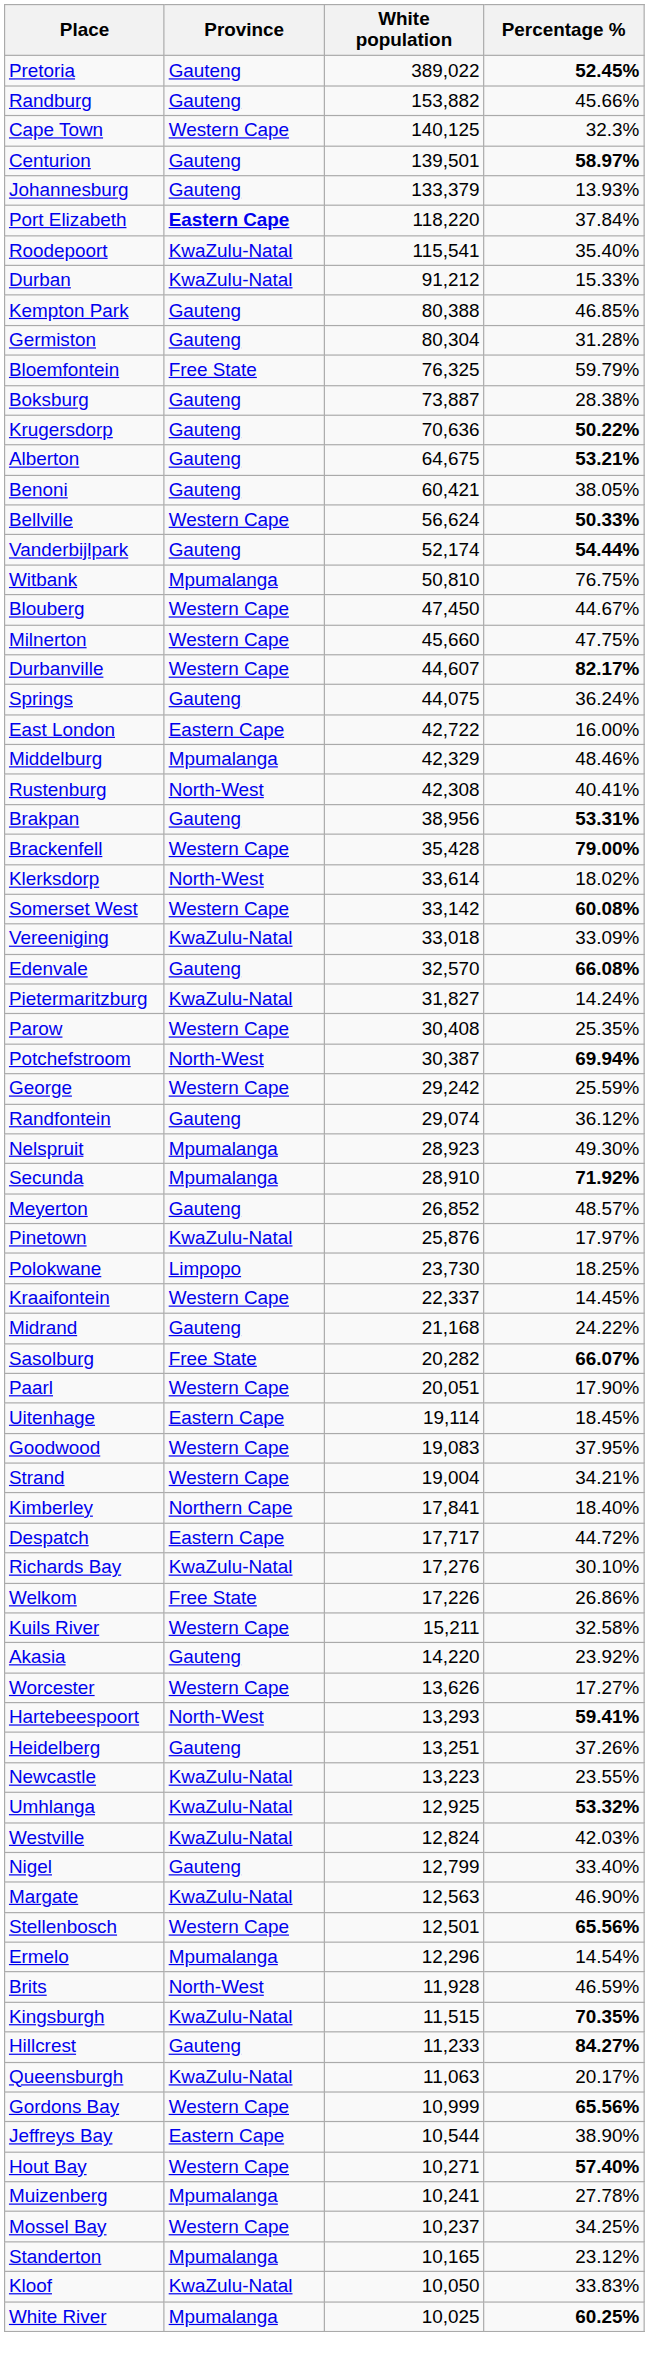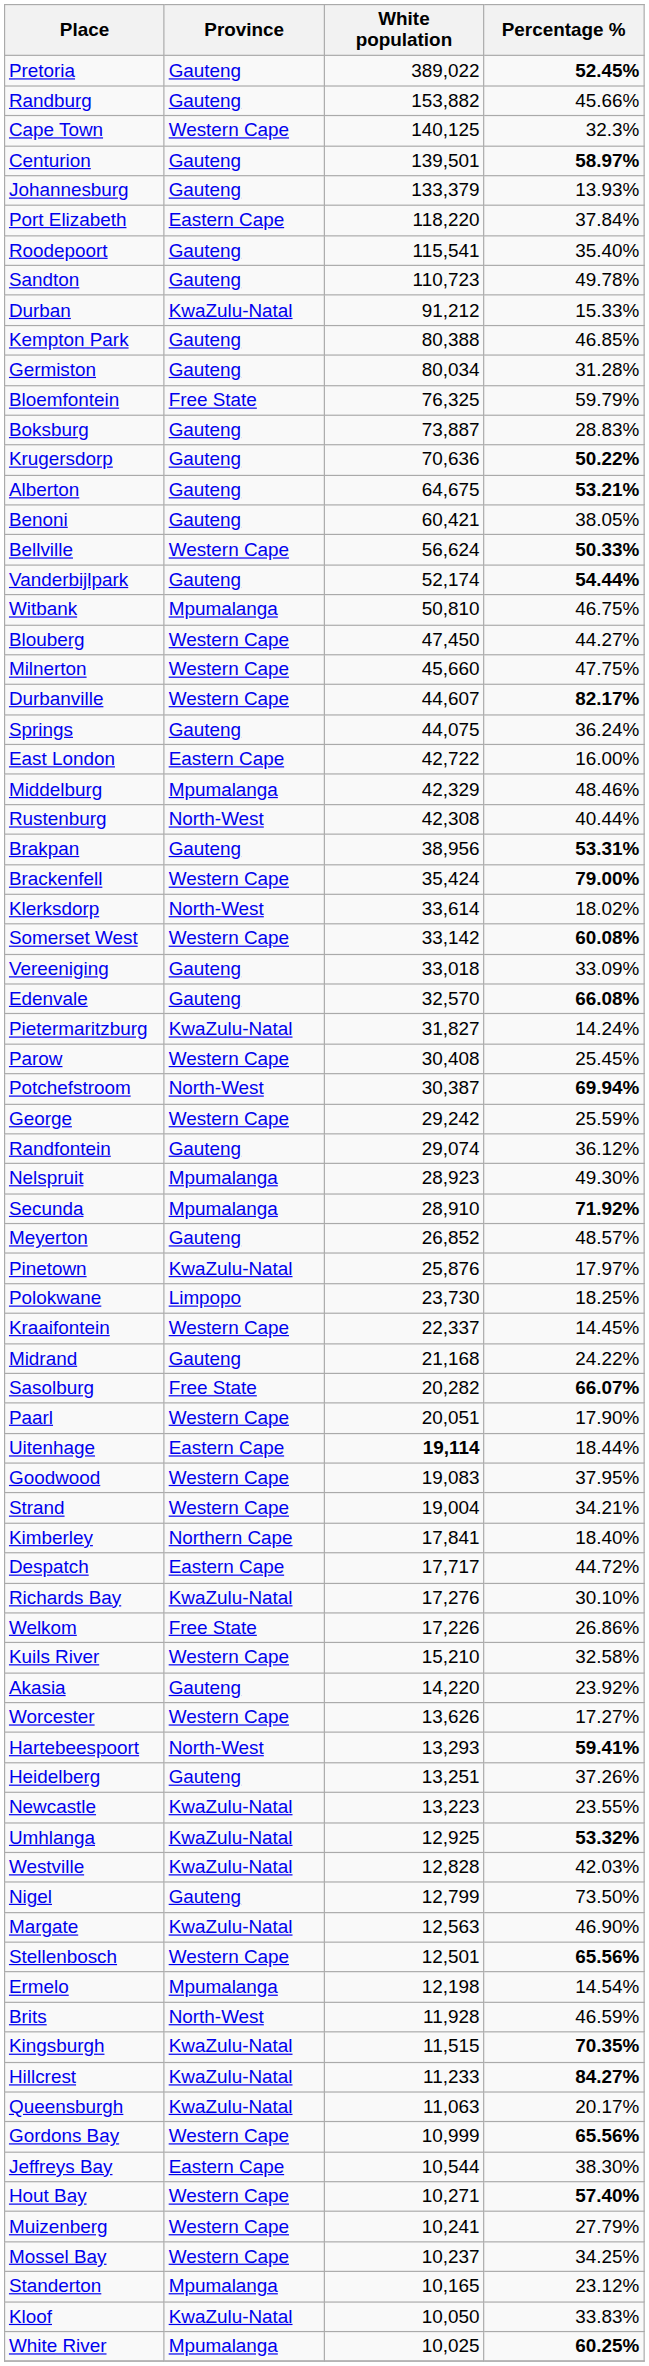(229, 220) bold -> (226, 220) normal
(231, 250) KwaZulu-Natal -> (205, 250) Gauteng
+ row: (44, 280)
(451, 340) 80,304 -> (451, 370) 80,034
(607, 400) 28.38% -> (607, 429) 28.83%
(607, 579) 76.75% -> (607, 609) 46.75%
(607, 609) 44.67% -> (607, 639) 44.27%
(607, 789) 40.41% -> (607, 819) 40.44%
(451, 849) 35,428 -> (451, 879) 35,424
(231, 938) KwaZulu-Natal -> (205, 968) Gauteng
(607, 1028) 25.35% -> (607, 1058) 25.45%
(451, 1418) normal -> (451, 1448) bold
(607, 1418) 18.45% -> (607, 1448) 18.44%
(451, 1627) 15,211 -> (451, 1657) 15,210
(451, 1837) 12,824 -> (451, 1867) 12,828
(607, 1867) 33.40% -> (607, 1897) 73.50%
(451, 1957) 12,296 -> (451, 1986) 12,198
(205, 2046) Gauteng -> (231, 2076) KwaZulu-Natal
(607, 2136) 38.90% -> (607, 2166) 38.30%
(223, 2196) Mpumalanga -> (229, 2226) Western Cape
(607, 2196) 27.78% -> (607, 2226) 27.79%
